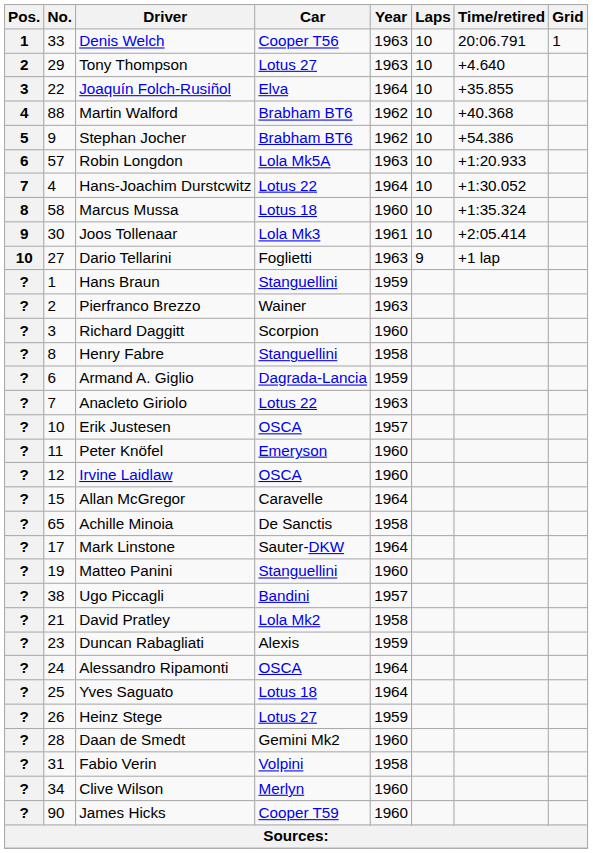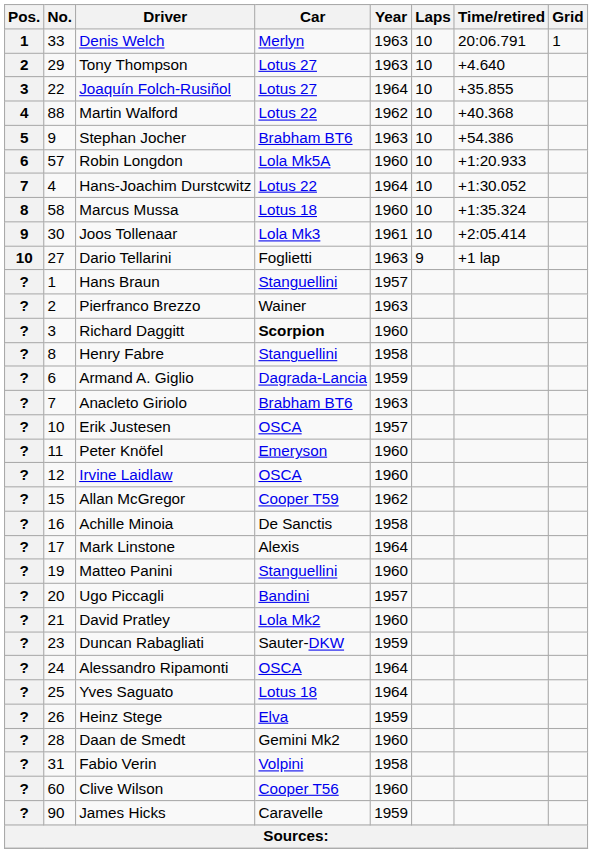(299, 41) Cooper T56 -> (281, 41) Merlyn
(273, 89) Elva -> (288, 89) Lotus 27
(306, 113) Brabham BT6 -> (288, 113) Lotus 22
(391, 138) 1962 -> (391, 138) 1963
(391, 162) 1963 -> (391, 162) 1960
(391, 282) 1959 -> (391, 282) 1957
(289, 330) normal -> (292, 330) bold
(288, 403) Lotus 22 -> (306, 403) Brabham BT6
(291, 499) Caravelle -> (299, 499) Cooper T59
(391, 499) 1964 -> (391, 499) 1962
(56, 523) 65 -> (56, 523) 16
(301, 548) Sauter-DKW -> (279, 548) Alexis
(56, 596) 38 -> (56, 596) 20
(391, 620) 1958 -> (391, 620) 1960
(279, 644) Alexis -> (301, 644) Sauter-DKW
(288, 716) Lotus 27 -> (273, 716) Elva
(56, 789) 34 -> (56, 789) 60
(281, 789) Merlyn -> (299, 789) Cooper T56
(299, 813) Cooper T59 -> (291, 813) Caravelle
(391, 813) 1960 -> (391, 813) 1959
